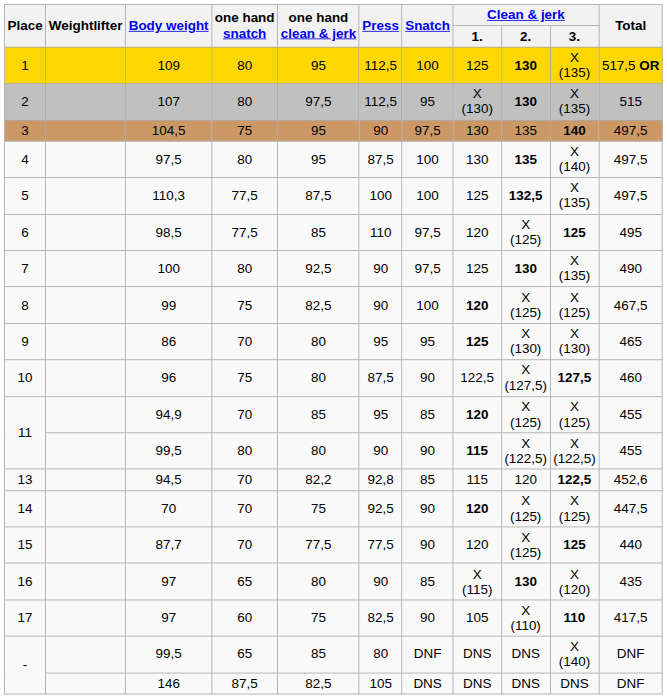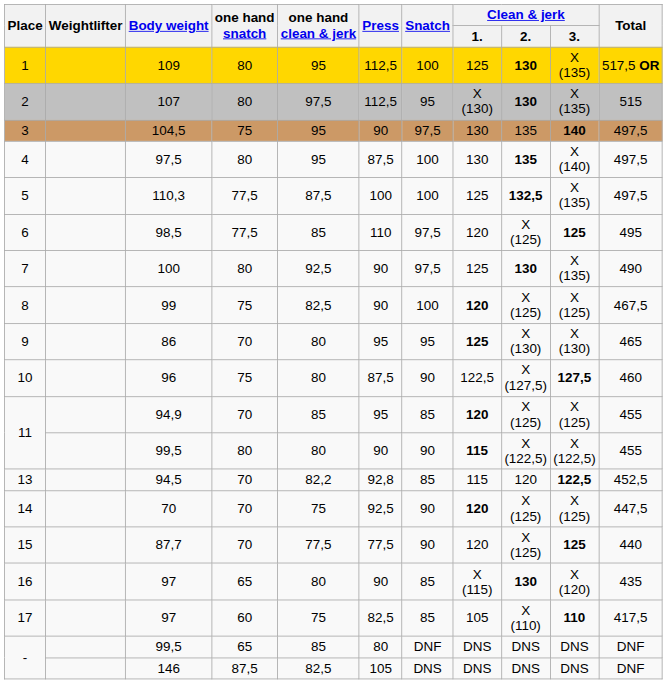(631, 479) 452,6 -> (631, 479) 452,5
(428, 618) 90 -> (428, 618) 85
(574, 654) X (140) -> (574, 646) DNS
